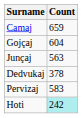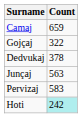(56, 43) 604 -> (56, 43) 322
rows swapped: (19, 58) <-> (26, 74)
